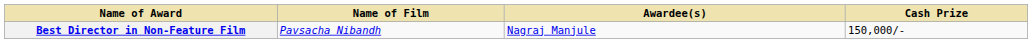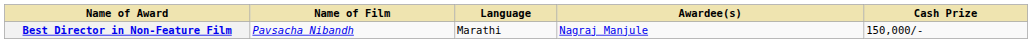+ column: (506, 13)
